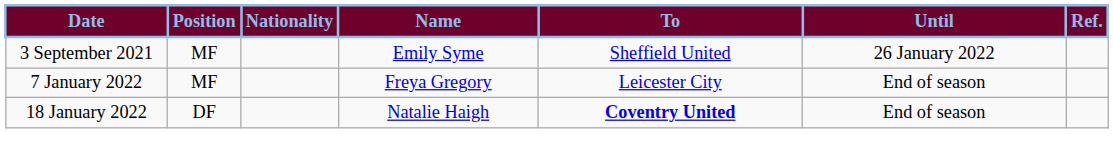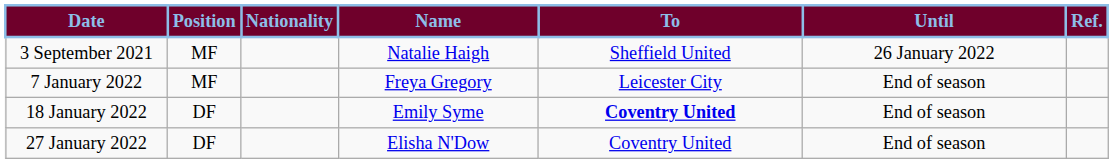(438, 52) Emily Syme -> (438, 52) Natalie Haigh
(438, 112) Natalie Haigh -> (438, 112) Emily Syme
+ row: (86, 143)
